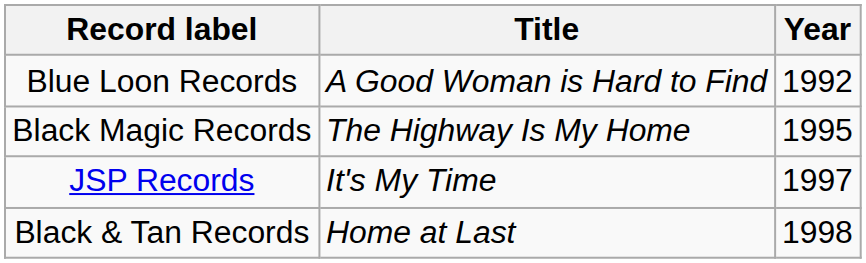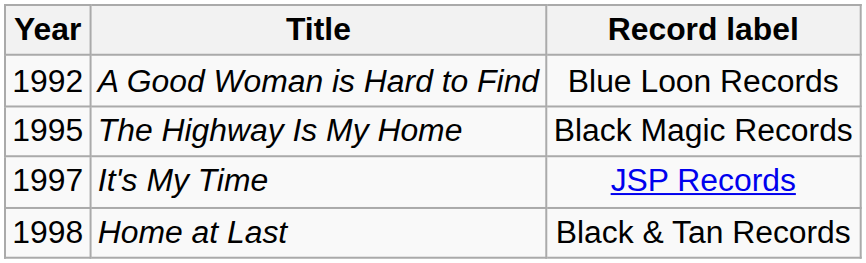columns swapped: (817, 29) <-> (162, 29)
